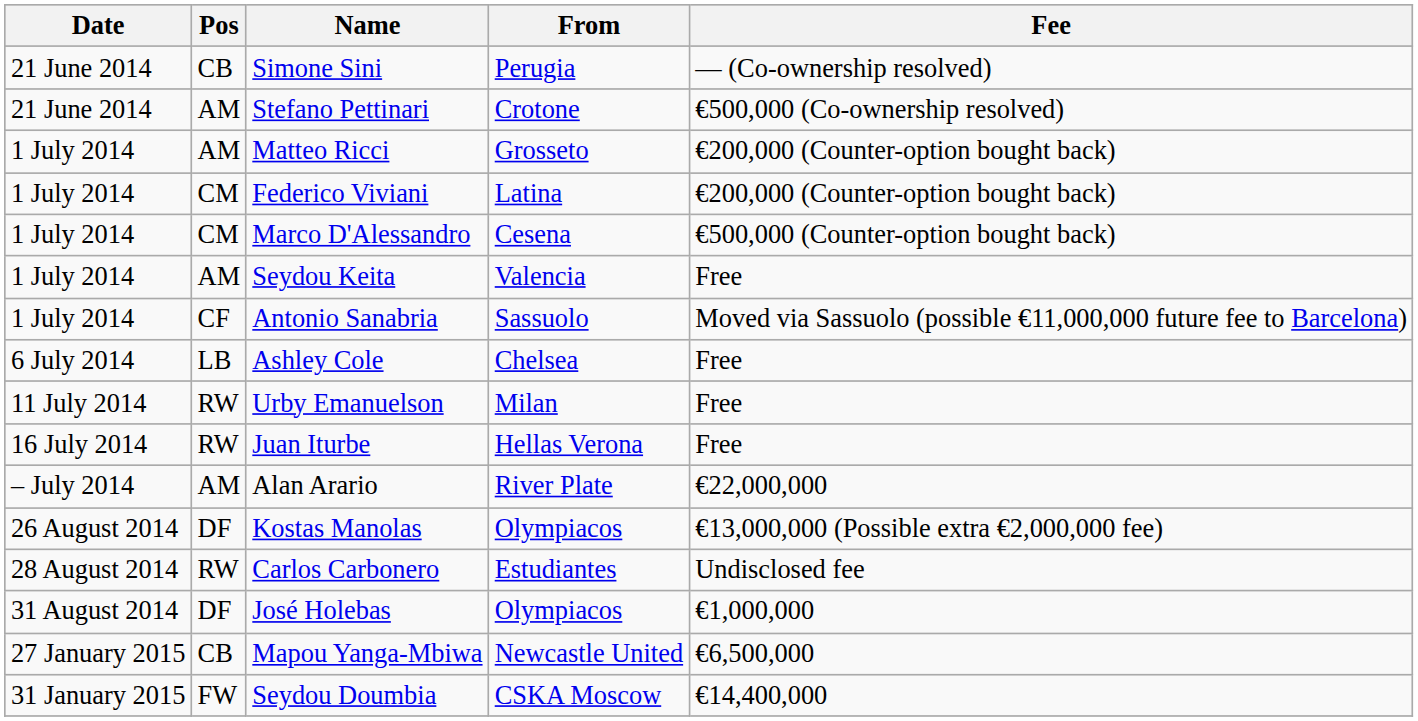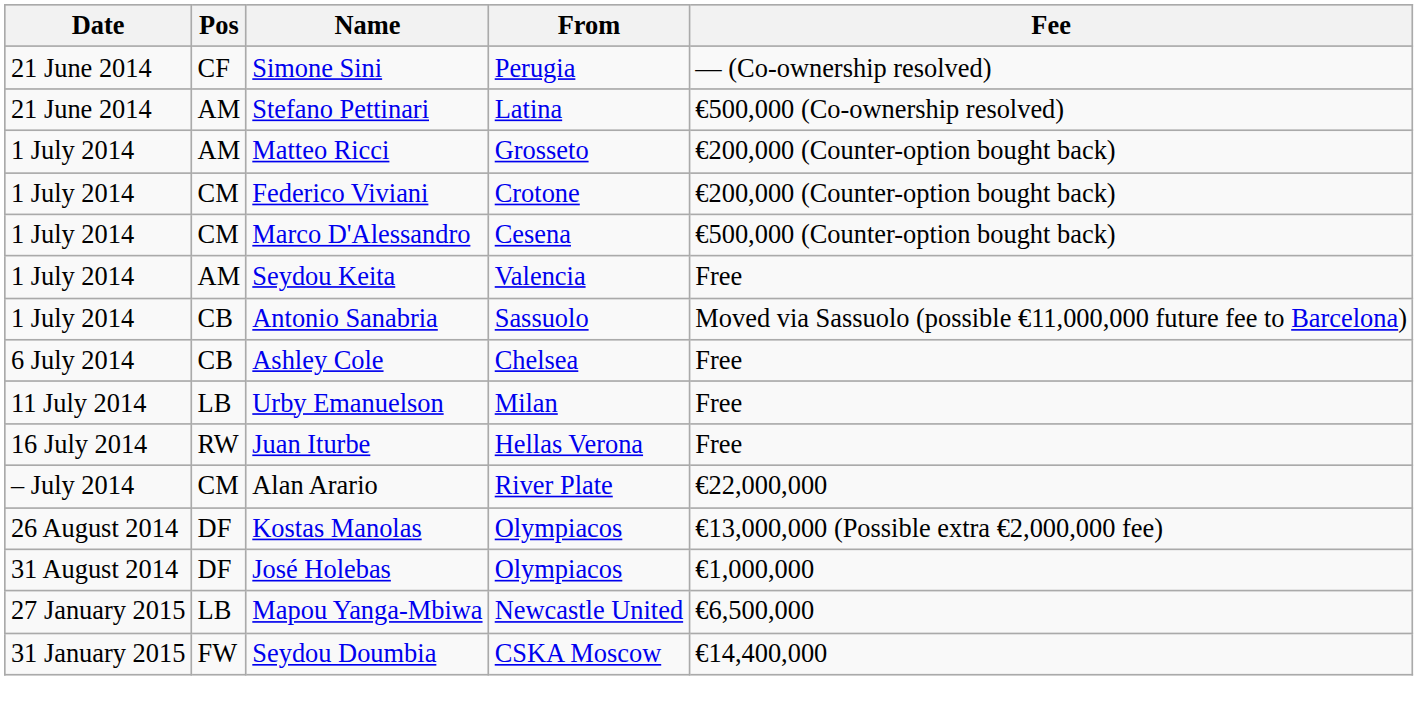(215, 67) CB -> (214, 67) CF
(537, 109) Crotone -> (528, 109) Latina
(528, 192) Latina -> (537, 192) Crotone
(214, 318) CF -> (215, 318) CB
(214, 360) LB -> (215, 360) CB
(218, 402) RW -> (214, 402) LB
(219, 485) AM -> (218, 485) CM
- row: (346, 569)
(215, 653) CB -> (214, 611) LB
